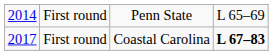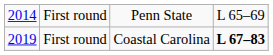(22, 38) 2017 -> (22, 38) 2019
